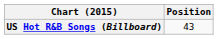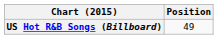(189, 27) 43 -> (189, 27) 49
